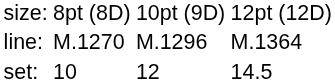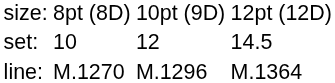rows swapped: (21, 71) <-> (23, 42)
